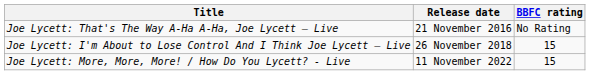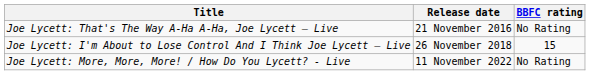(550, 61) 15 -> (544, 61) No Rating
